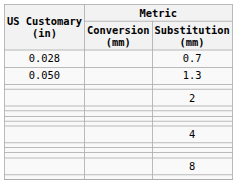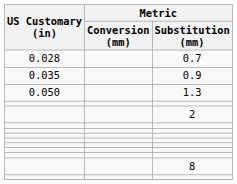+ row: (44, 76)
- row: (44, 134)
